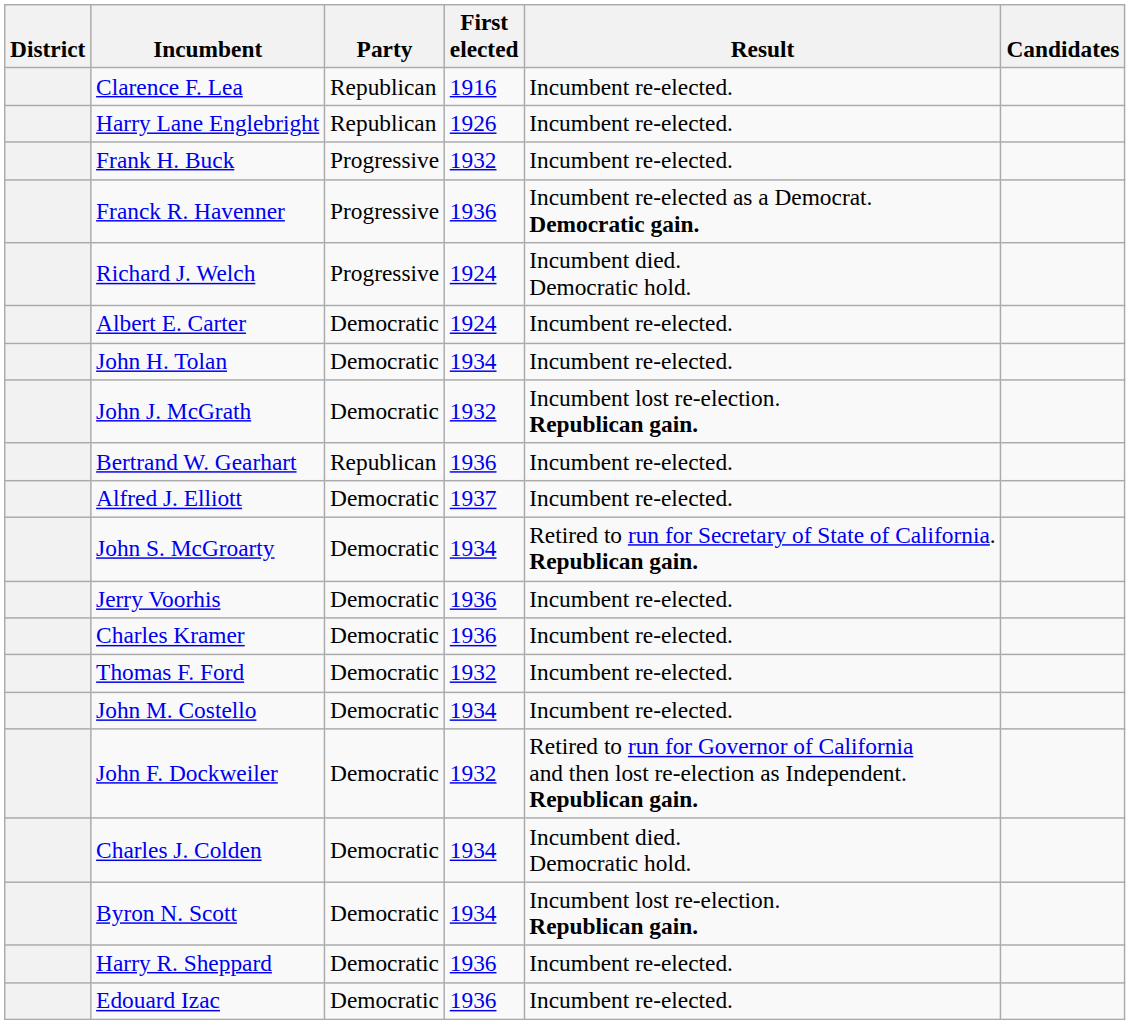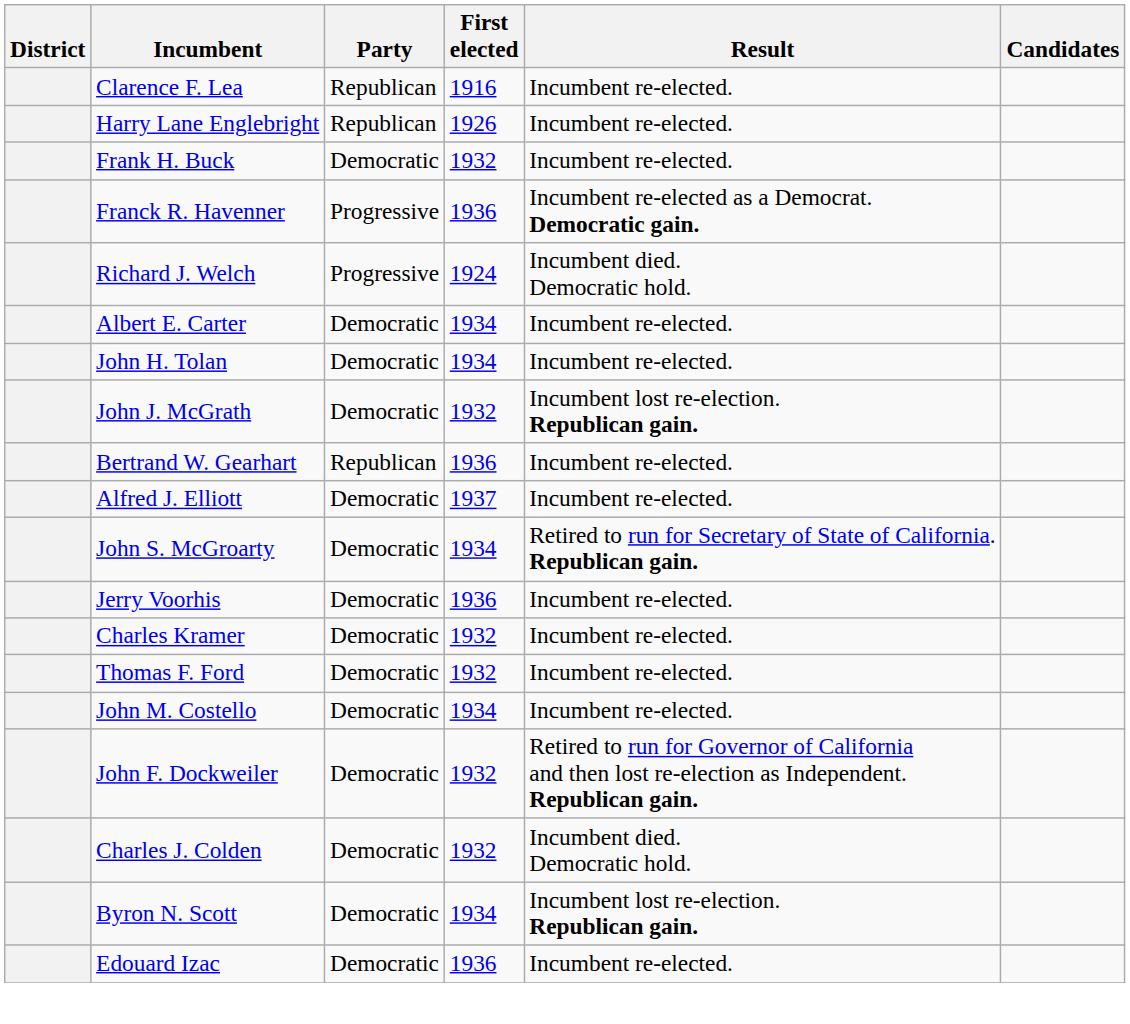(385, 160) Progressive -> (384, 160) Democratic
(473, 324) 1924 -> (473, 324) 1934
(473, 636) 1936 -> (473, 636) 1932
(473, 849) 1934 -> (473, 849) 1932
- row: (184, 963)
